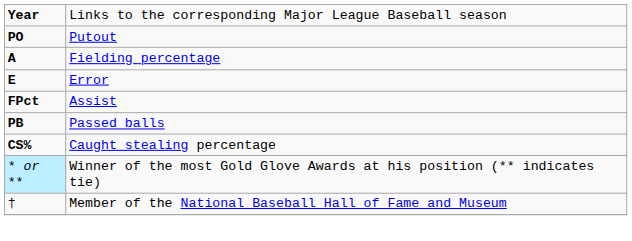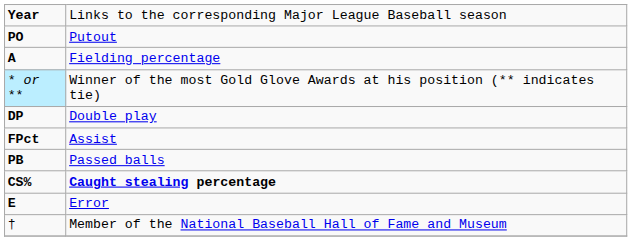rows swapped: (12, 80) <-> (24, 174)
+ row: (16, 117)
(173, 145) normal -> (173, 182) bold
